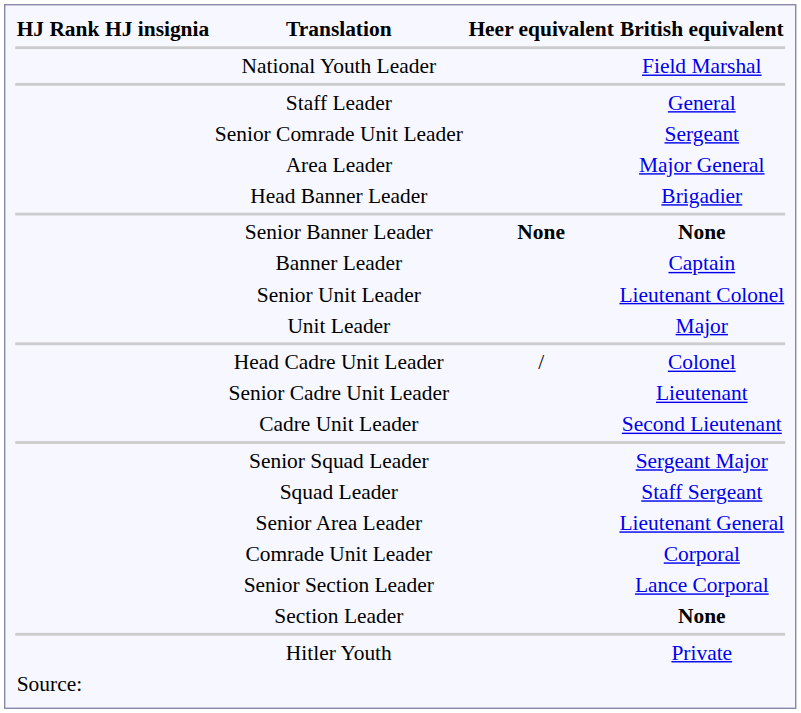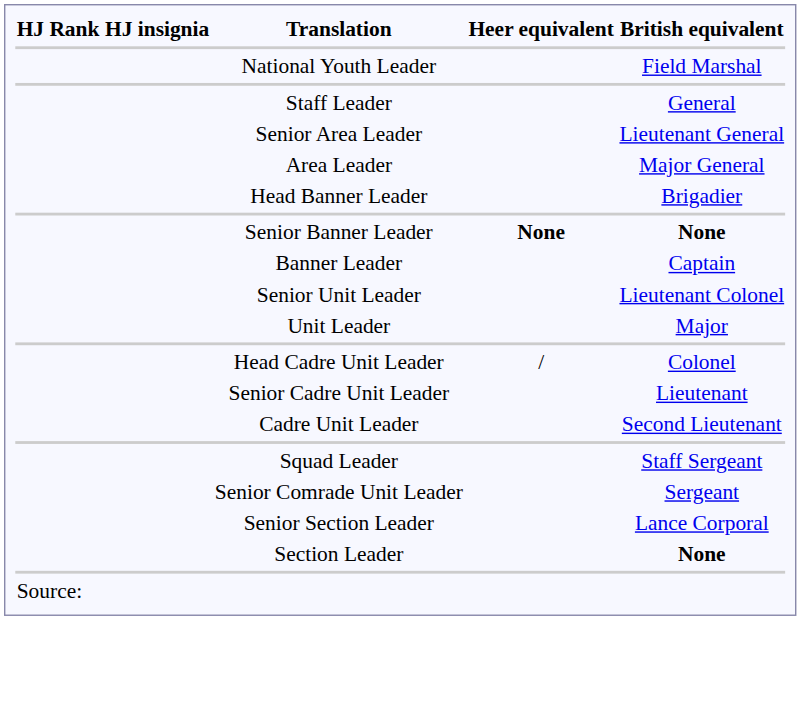rows swapped: (339, 522) <-> (339, 133)
- row: (339, 460)
- row: (339, 553)
- row: (339, 652)
